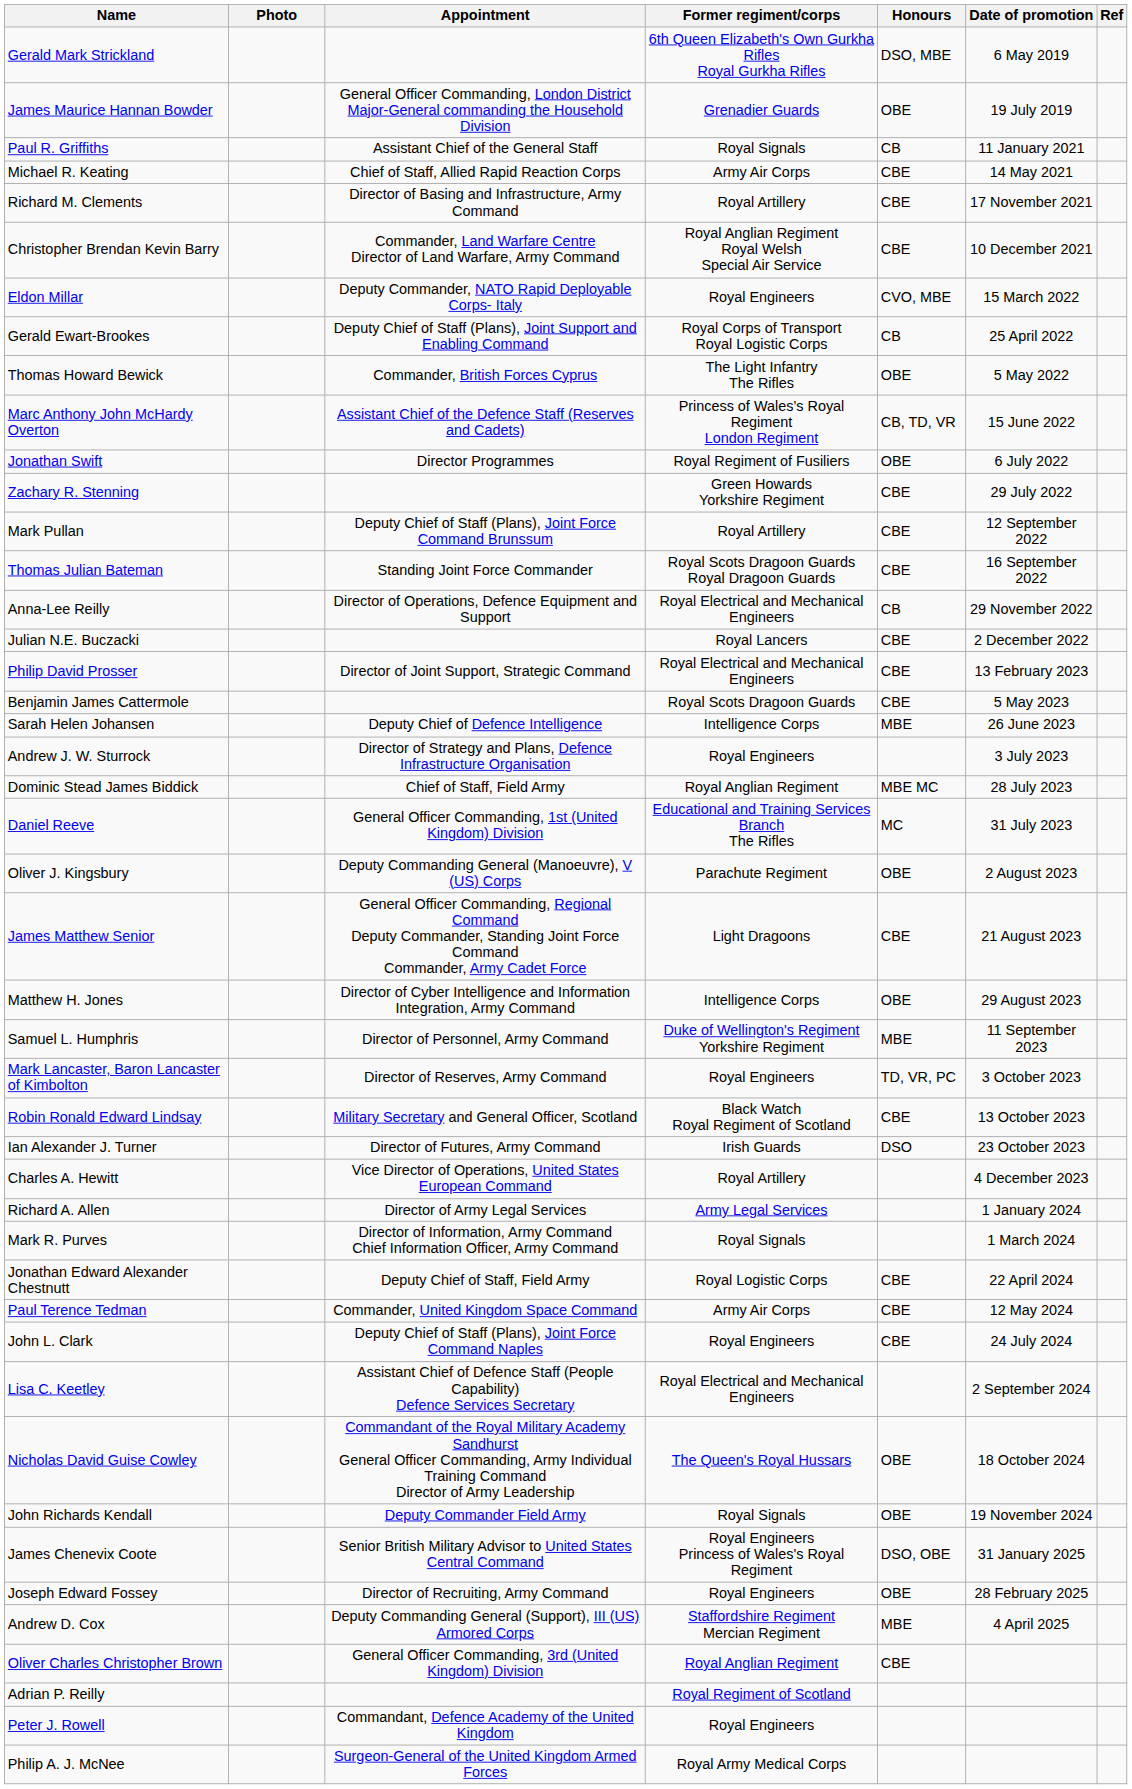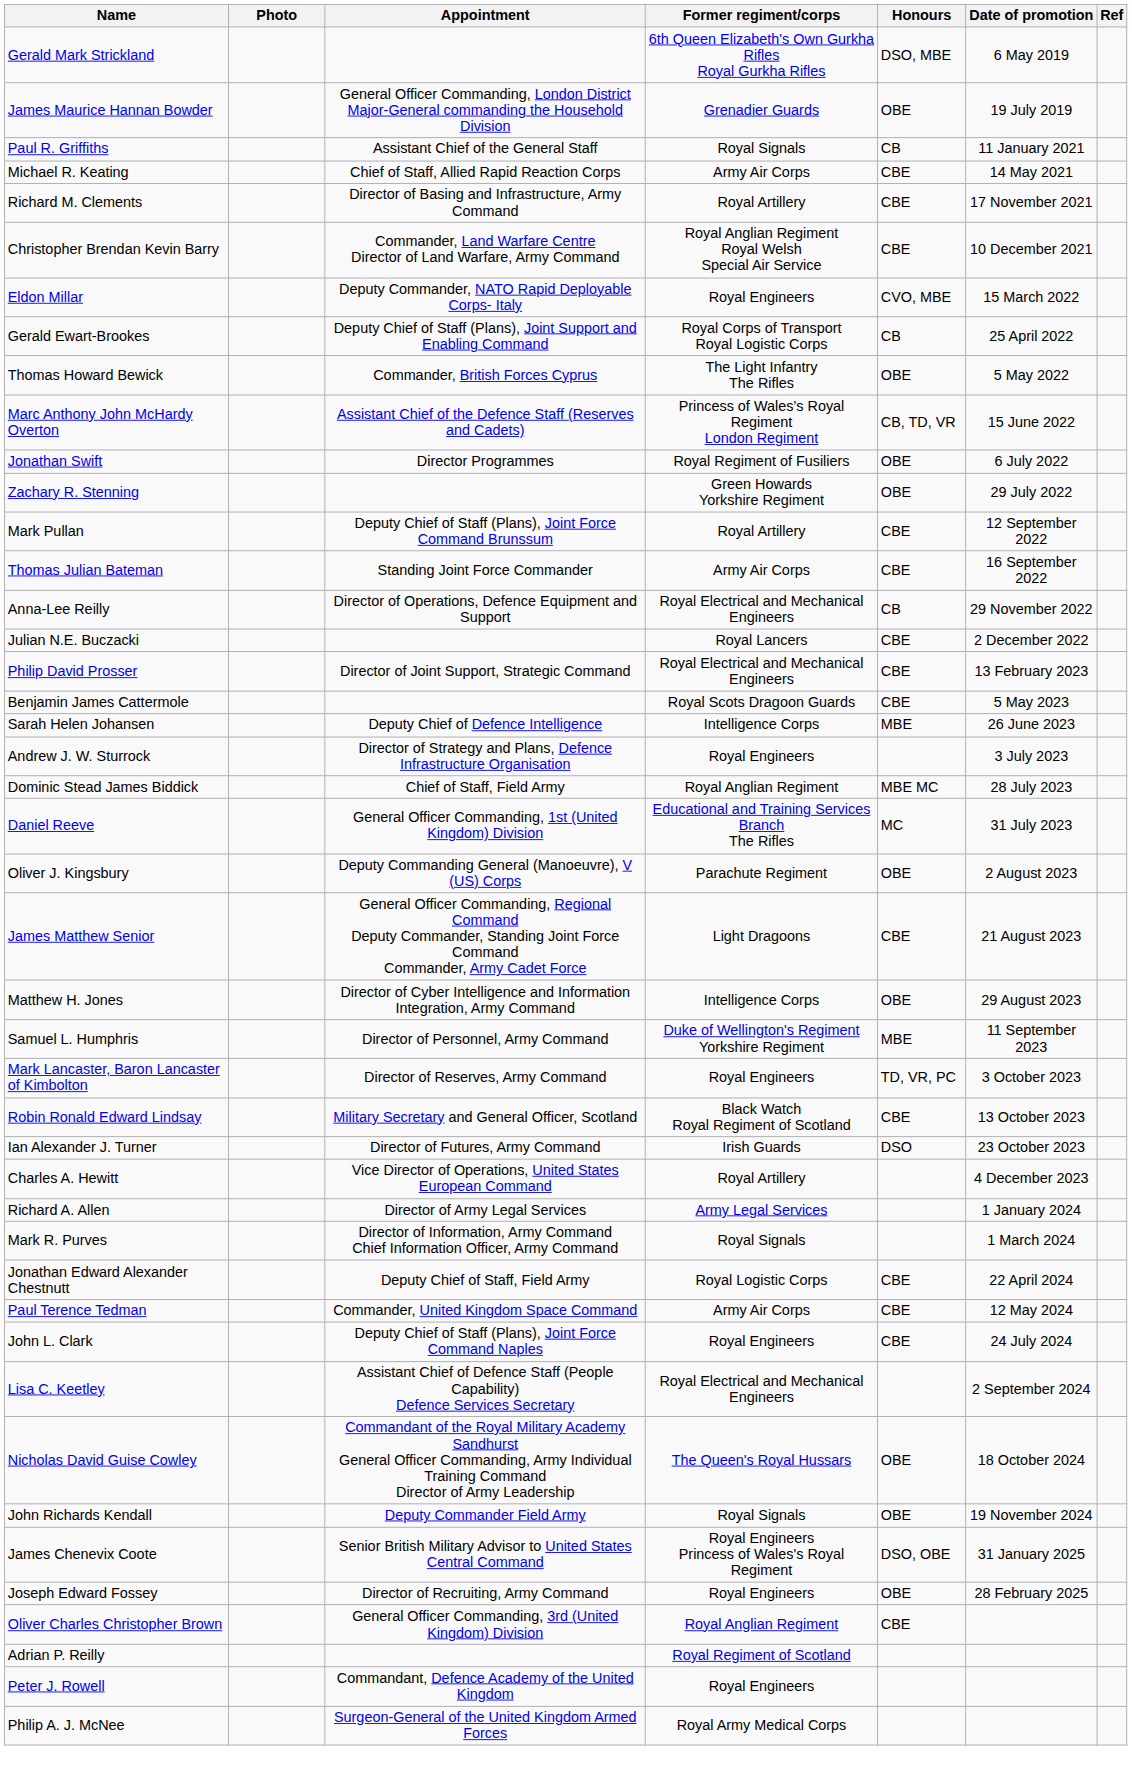(896, 492) CBE -> (896, 492) OBE
(761, 570) Royal Scots Dragoon Guards Royal Dragoon Guards -> (761, 570) Army Air Corps
- row: (56, 1624)
